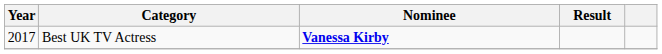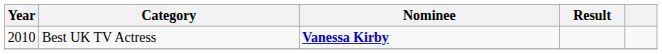(22, 37) 2017 -> (22, 37) 2010
